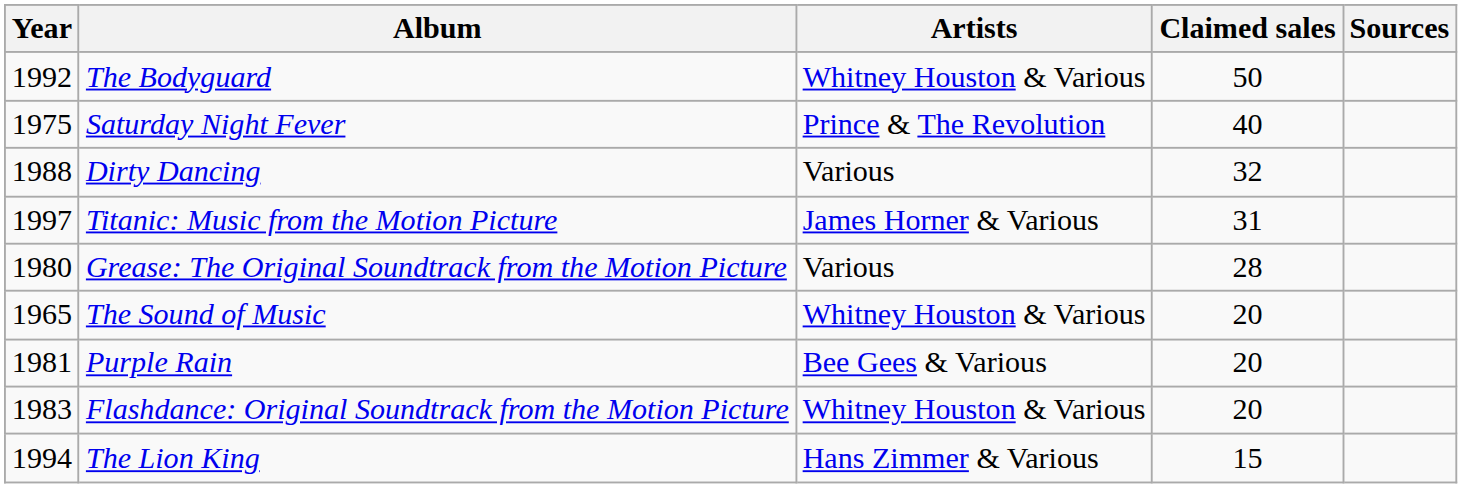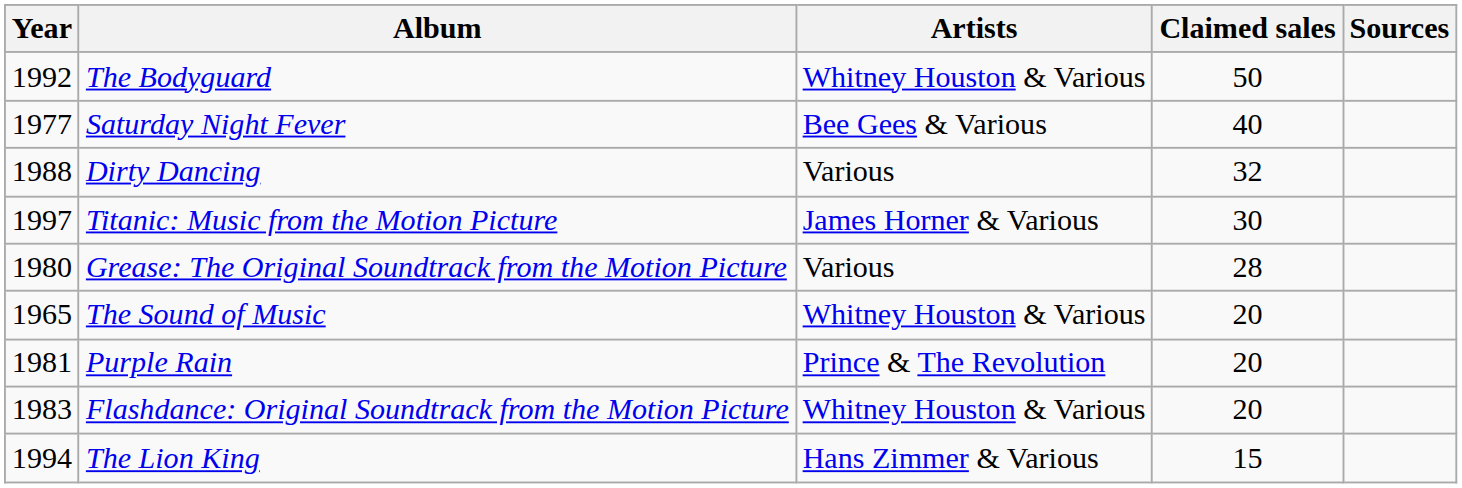(42, 123) 1975 -> (42, 123) 1977
(954, 123) Prince & The Revolution -> (925, 123) Bee Gees & Various
(1248, 219) 31 -> (1248, 219) 30
(925, 362) Bee Gees & Various -> (954, 362) Prince & The Revolution
